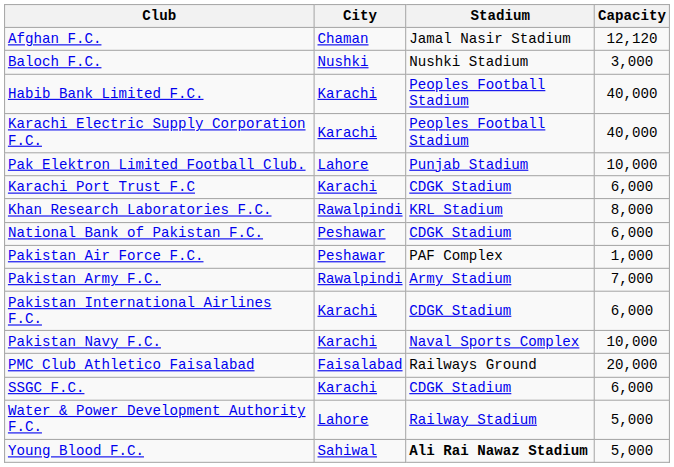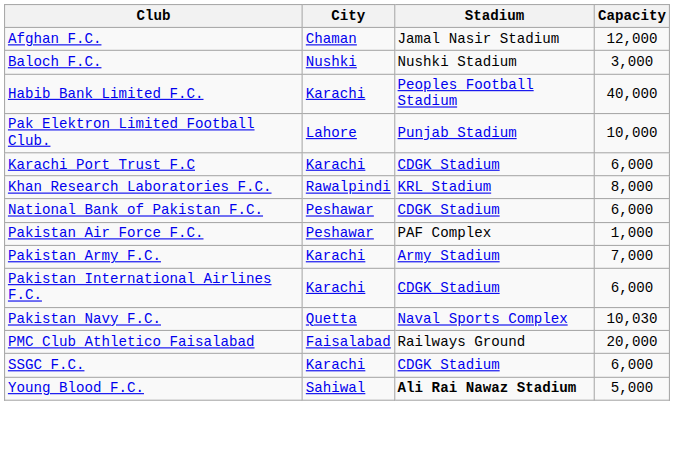(632, 39) 12,120 -> (632, 39) 12,000
- row: (157, 133)
(360, 280) Rawalpindi -> (336, 257) Karachi
(347, 342) Karachi -> (331, 319) Quetta
(632, 342) 10,000 -> (632, 319) 10,030
- row: (157, 420)
